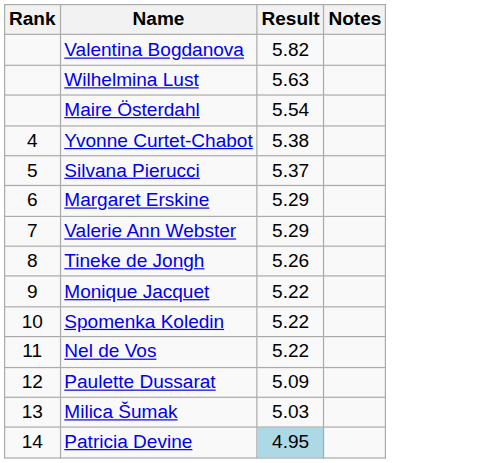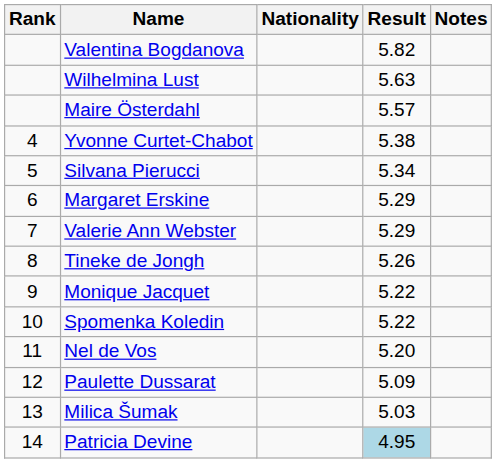+ column: (310, 19)
(291, 110) 5.54 -> (397, 110) 5.57
(291, 170) 5.37 -> (397, 170) 5.34
(291, 351) 5.22 -> (397, 351) 5.20
